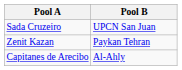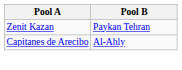- row: (34, 27)
